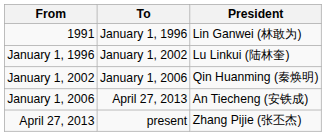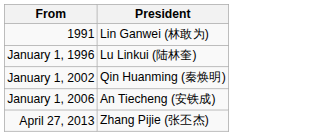- column: (144, 14)
